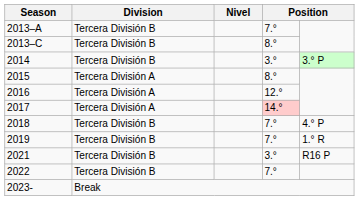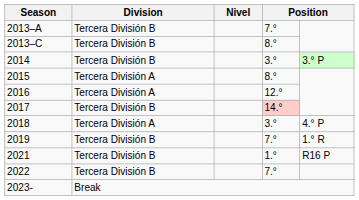(115, 108) Tercera División A -> (115, 108) Tercera División B
(115, 124) Tercera División B -> (115, 124) Tercera División A
(271, 124) 7.° -> (271, 124) 3.°
(271, 156) 3.° -> (271, 156) 1.°
